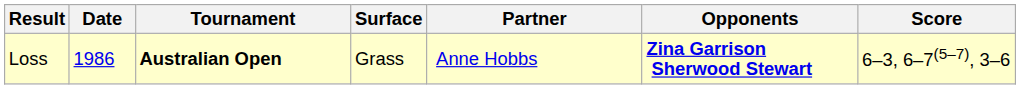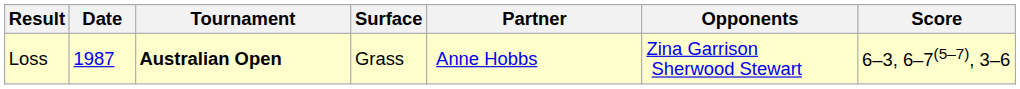(94, 58) 1986 -> (94, 58) 1987
(729, 58) bold -> (724, 58) normal
